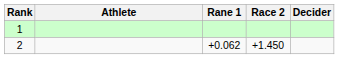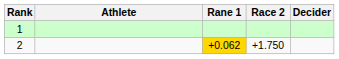(224, 45) no background -> (224, 45) gold background
(268, 45) +1.450 -> (268, 45) +1.750
